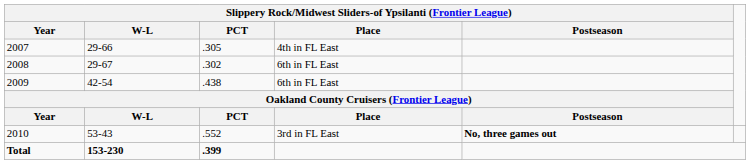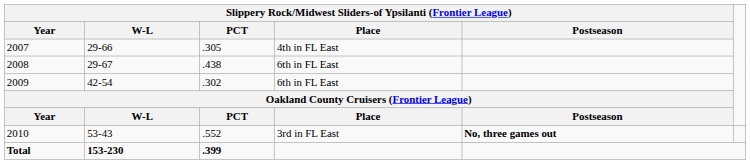(212, 64) .302 -> (212, 64) .438
(212, 82) .438 -> (212, 82) .302
